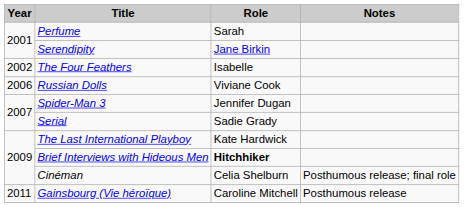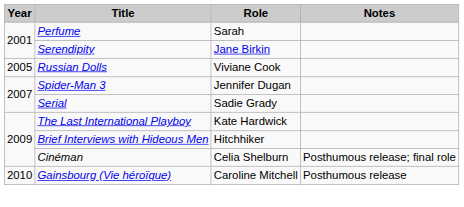- row: (85, 67)
(20, 85) 2006 -> (20, 67) 2005
(242, 157) bold -> (239, 139) normal
(19, 193) 2011 -> (20, 175) 2010
